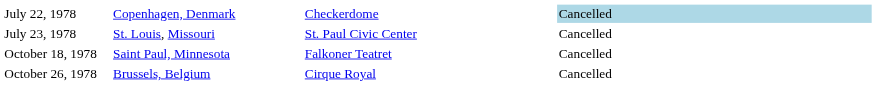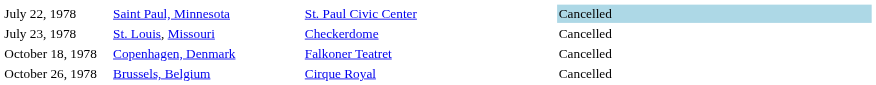(174, 13) Copenhagen, Denmark -> (172, 13) Saint Paul, Minnesota
(342, 13) Checkerdome -> (361, 13) St. Paul Civic Center
(361, 33) St. Paul Civic Center -> (342, 33) Checkerdome
(172, 53) Saint Paul, Minnesota -> (174, 53) Copenhagen, Denmark
